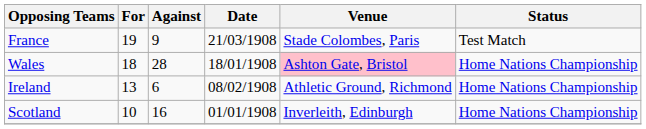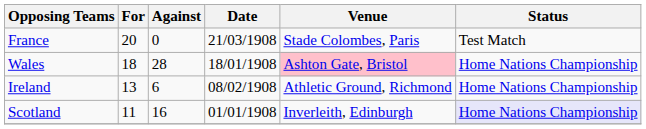(129, 40) 19 -> (129, 40) 20
(156, 40) 9 -> (156, 40) 0
(129, 111) 10 -> (129, 111) 11
(548, 111) no background -> (548, 111) lavender background
